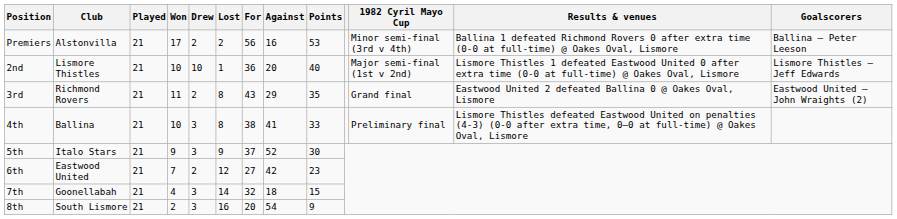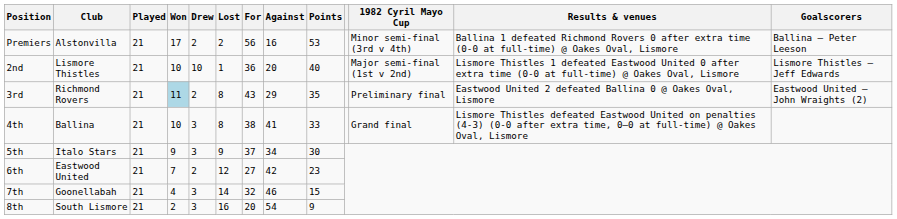(176, 94) no background -> (176, 94) lightblue background
(382, 94) Grand final -> (398, 94) Preliminary final
(398, 125) Preliminary final -> (382, 125) Grand final
(271, 151) 52 -> (271, 151) 34
(271, 192) 18 -> (271, 192) 46
